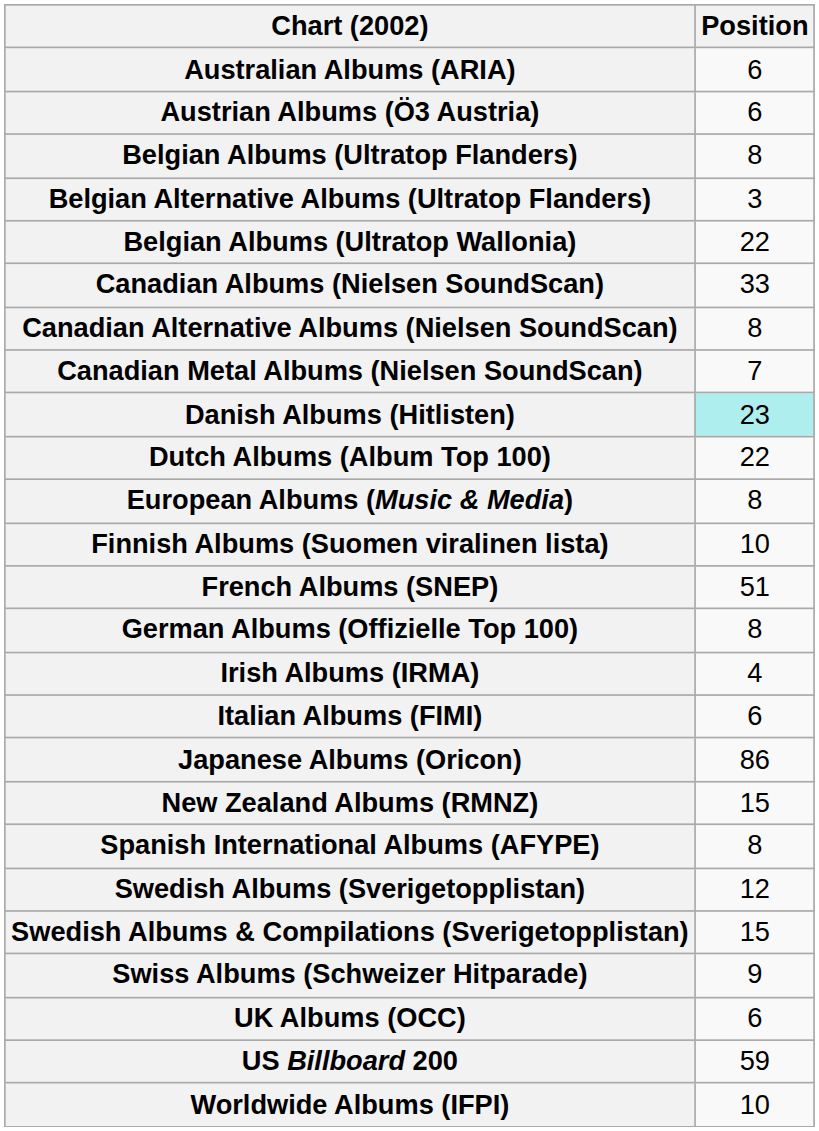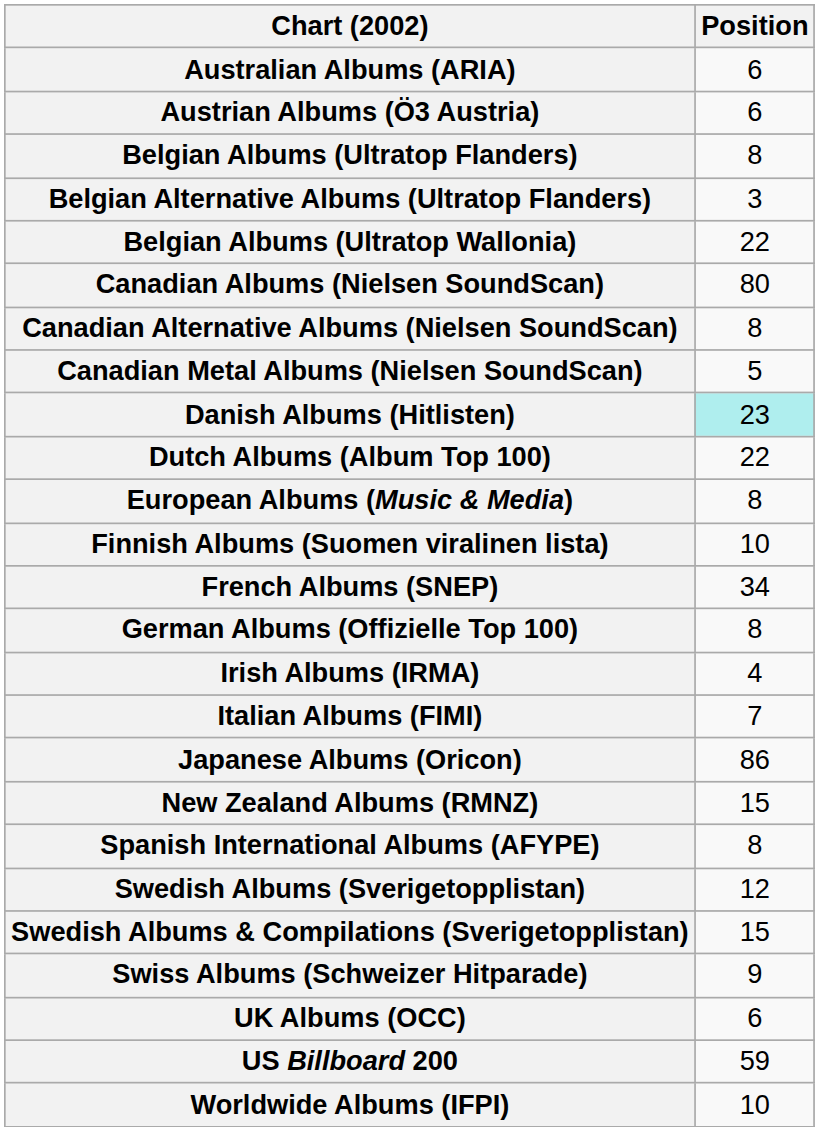(755, 284) 33 -> (755, 284) 80
(755, 371) 7 -> (755, 371) 5
(755, 586) 51 -> (755, 586) 34
(755, 716) 6 -> (755, 716) 7
